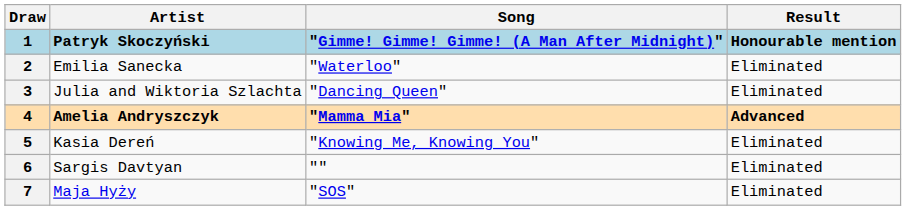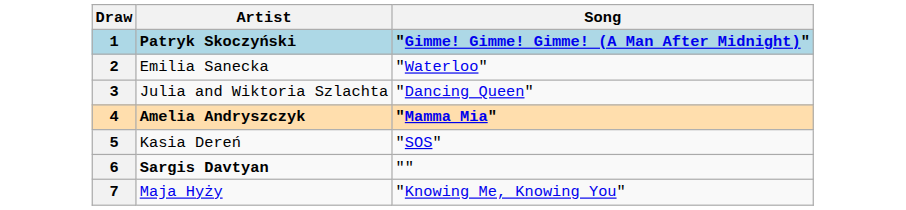- column: (814, 17)
(424, 142) "Knowing Me, Knowing You" -> (419, 142) "SOS"
(118, 167) normal -> (204, 167) bold
(332, 192) "SOS" -> (511, 192) "Knowing Me, Knowing You"
